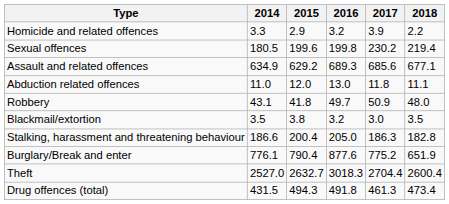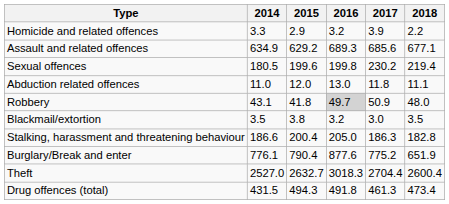rows swapped: (77, 66) <-> (47, 48)
(340, 102) no background -> (340, 102) lightgrey background
